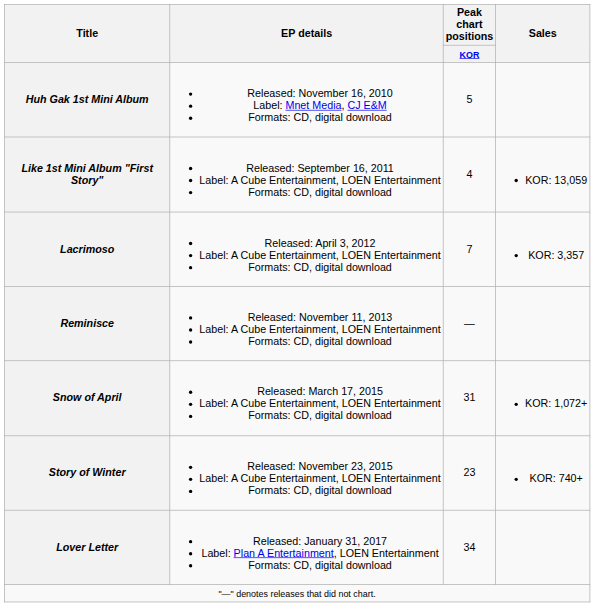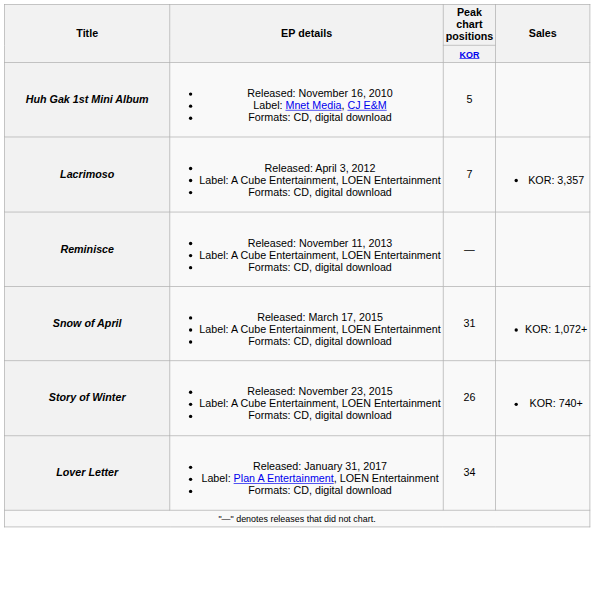- row: (87, 174)
(469, 473) 23 -> (469, 398) 26
